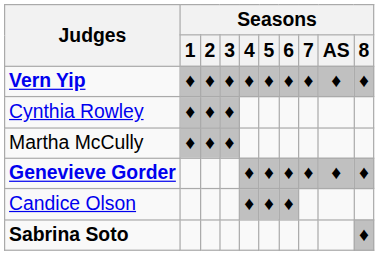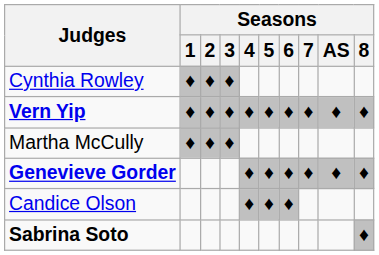rows swapped: (47, 81) <-> (76, 111)
